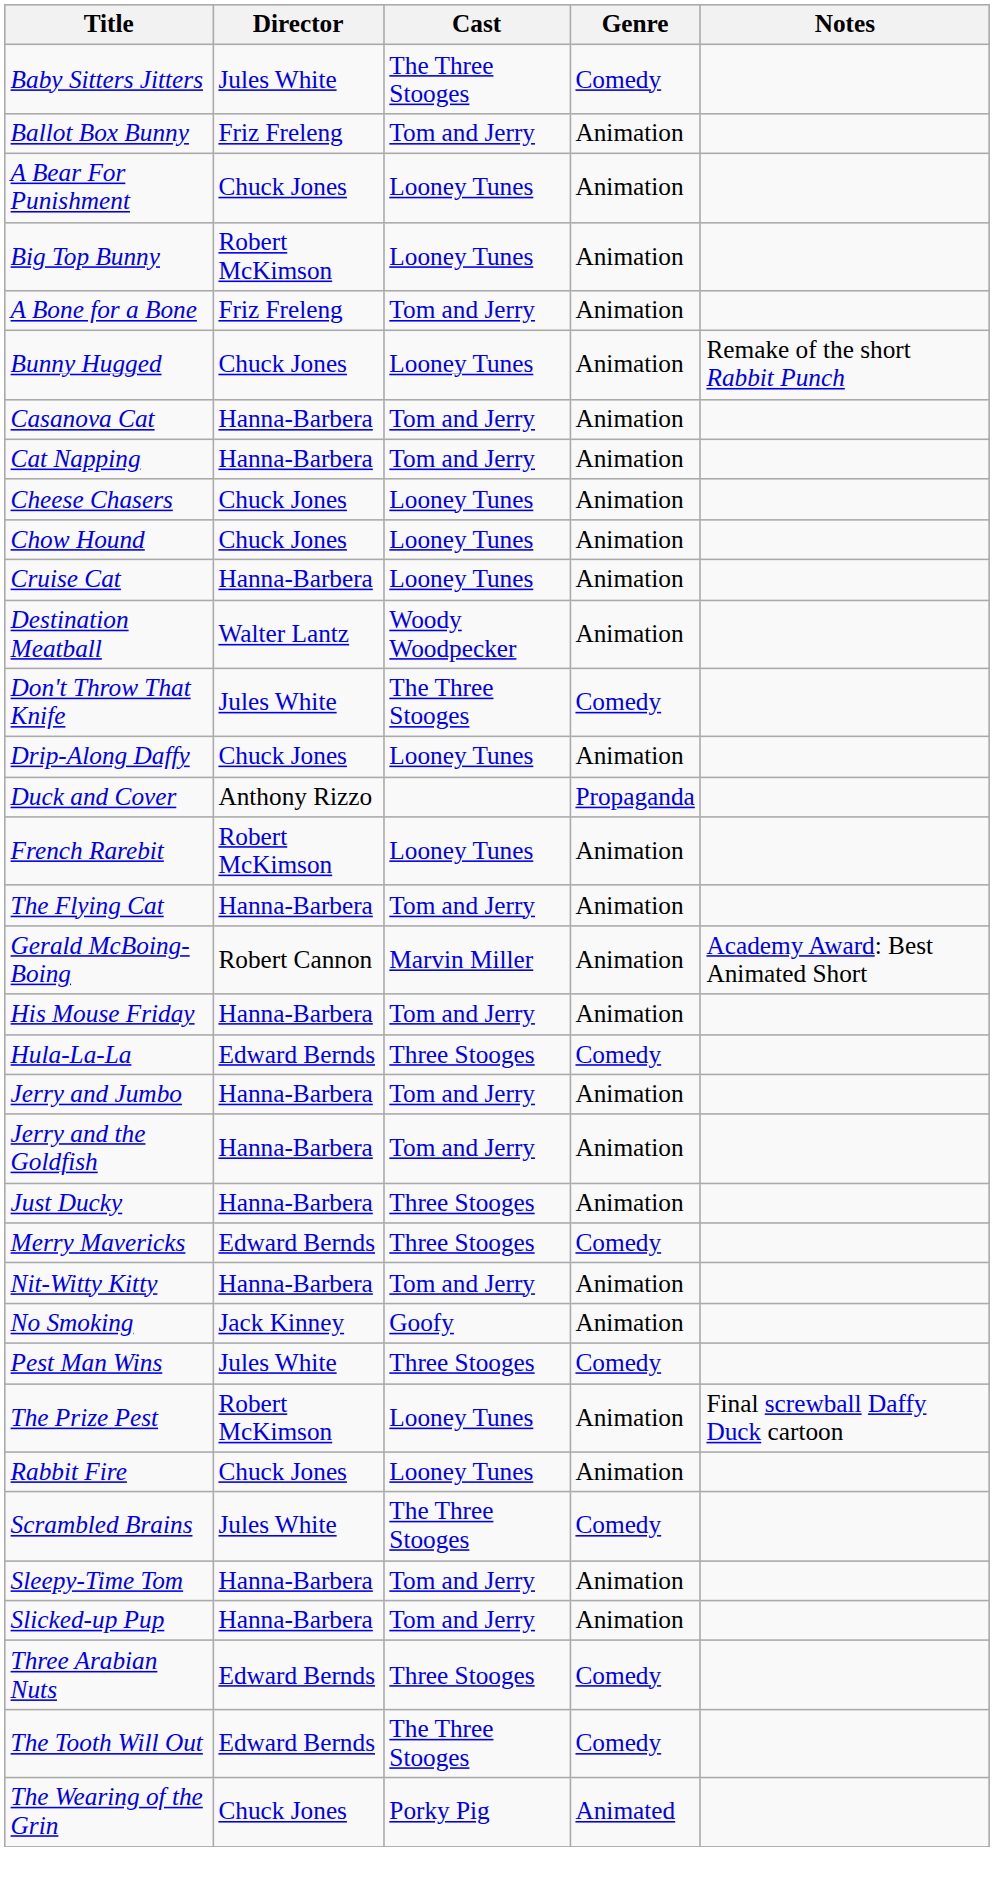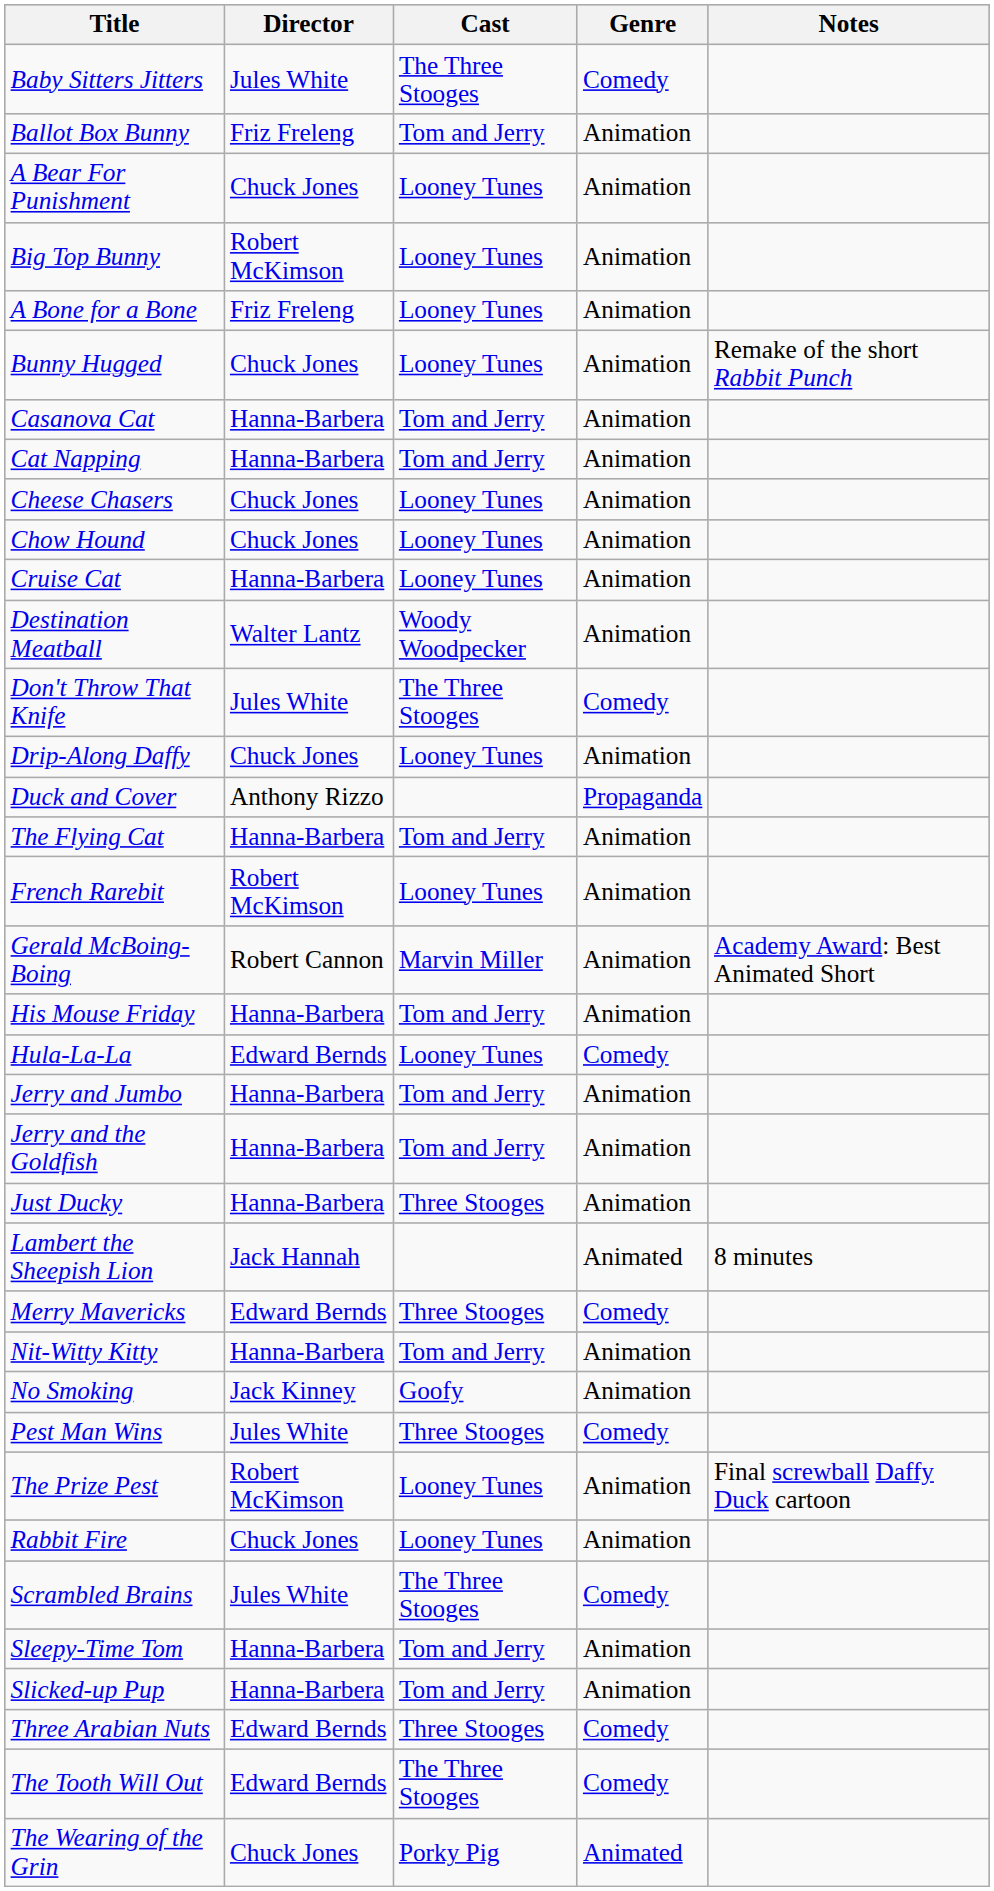(462, 310) Tom and Jerry -> (471, 310) Looney Tunes
rows swapped: (87, 905) <-> (87, 850)
(462, 1053) Three Stooges -> (471, 1053) Looney Tunes
+ row: (82, 1256)
